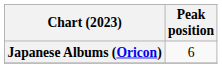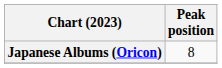(191, 52) 6 -> (191, 52) 8
